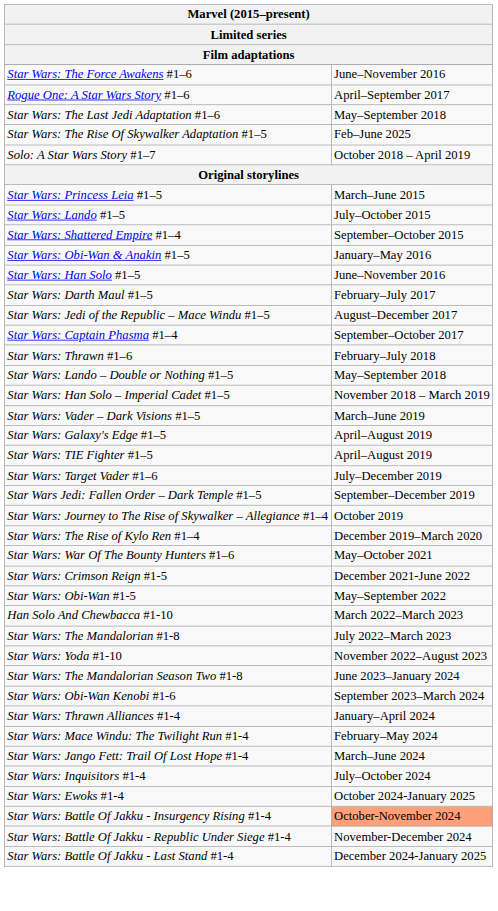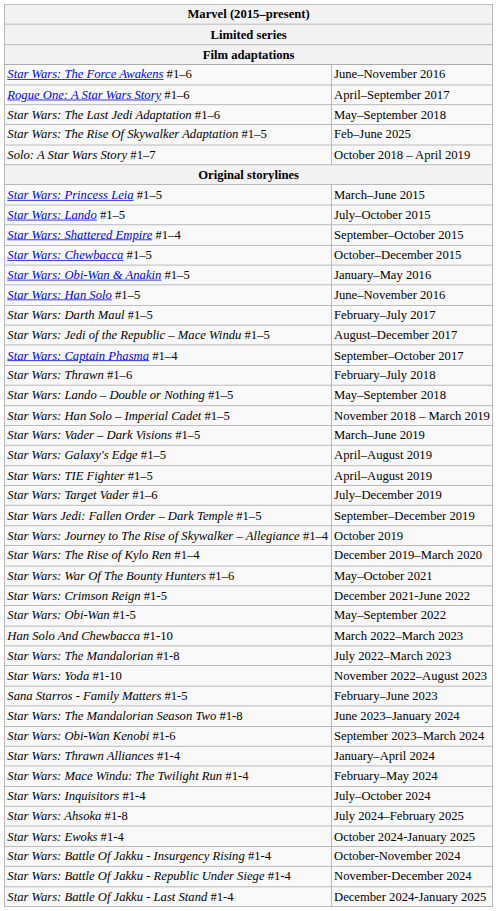+ row: (80, 255)
+ row: (97, 696)
- row: (128, 756)
+ row: (68, 816)
(397, 816) lightsalmon background -> (397, 856) no background
